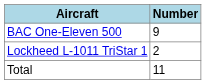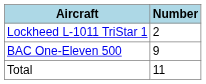rows swapped: (77, 51) <-> (64, 32)
